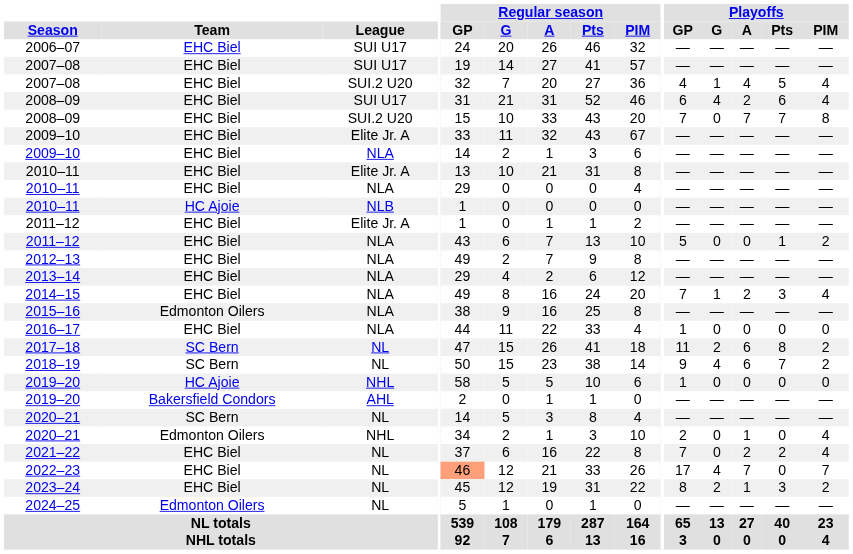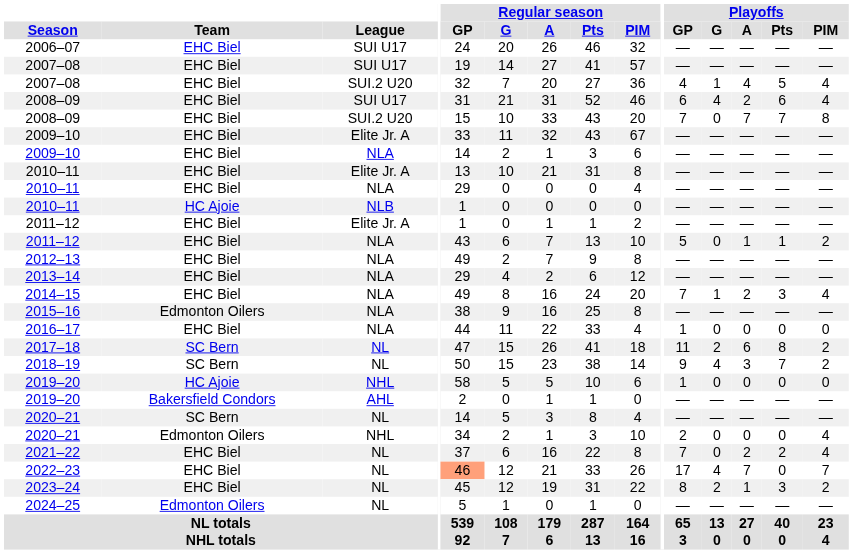(747, 241) 0 -> (747, 241) 1
(747, 364) 6 -> (747, 364) 3
(747, 435) 1 -> (747, 435) 0
